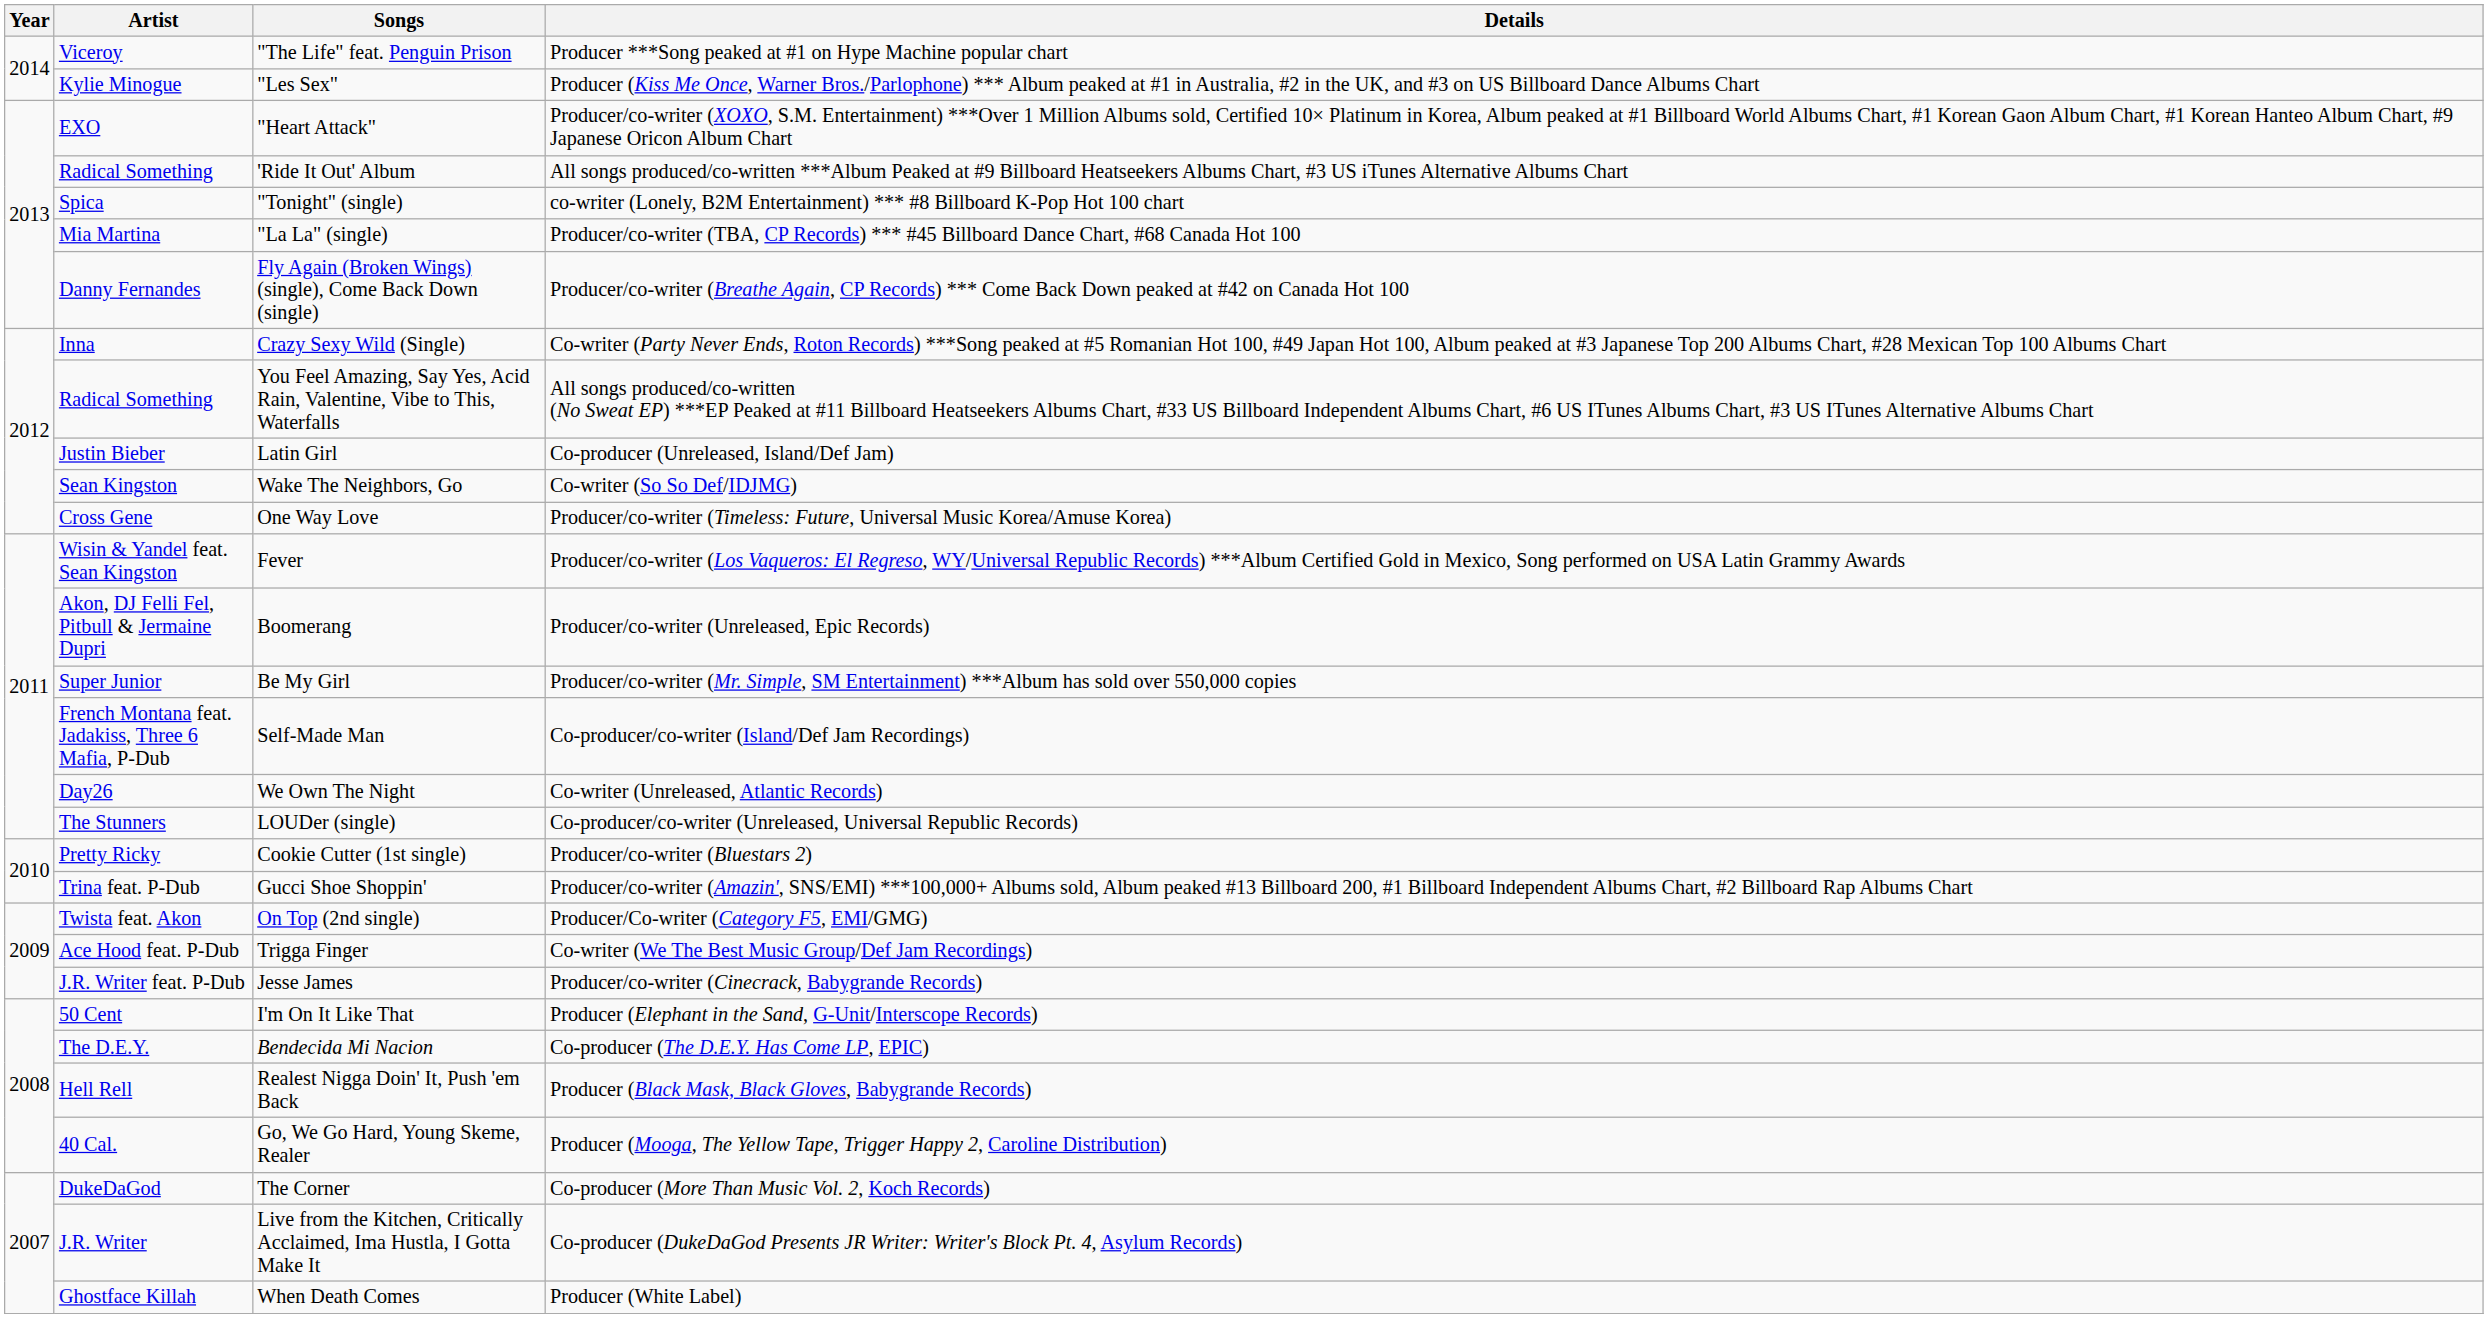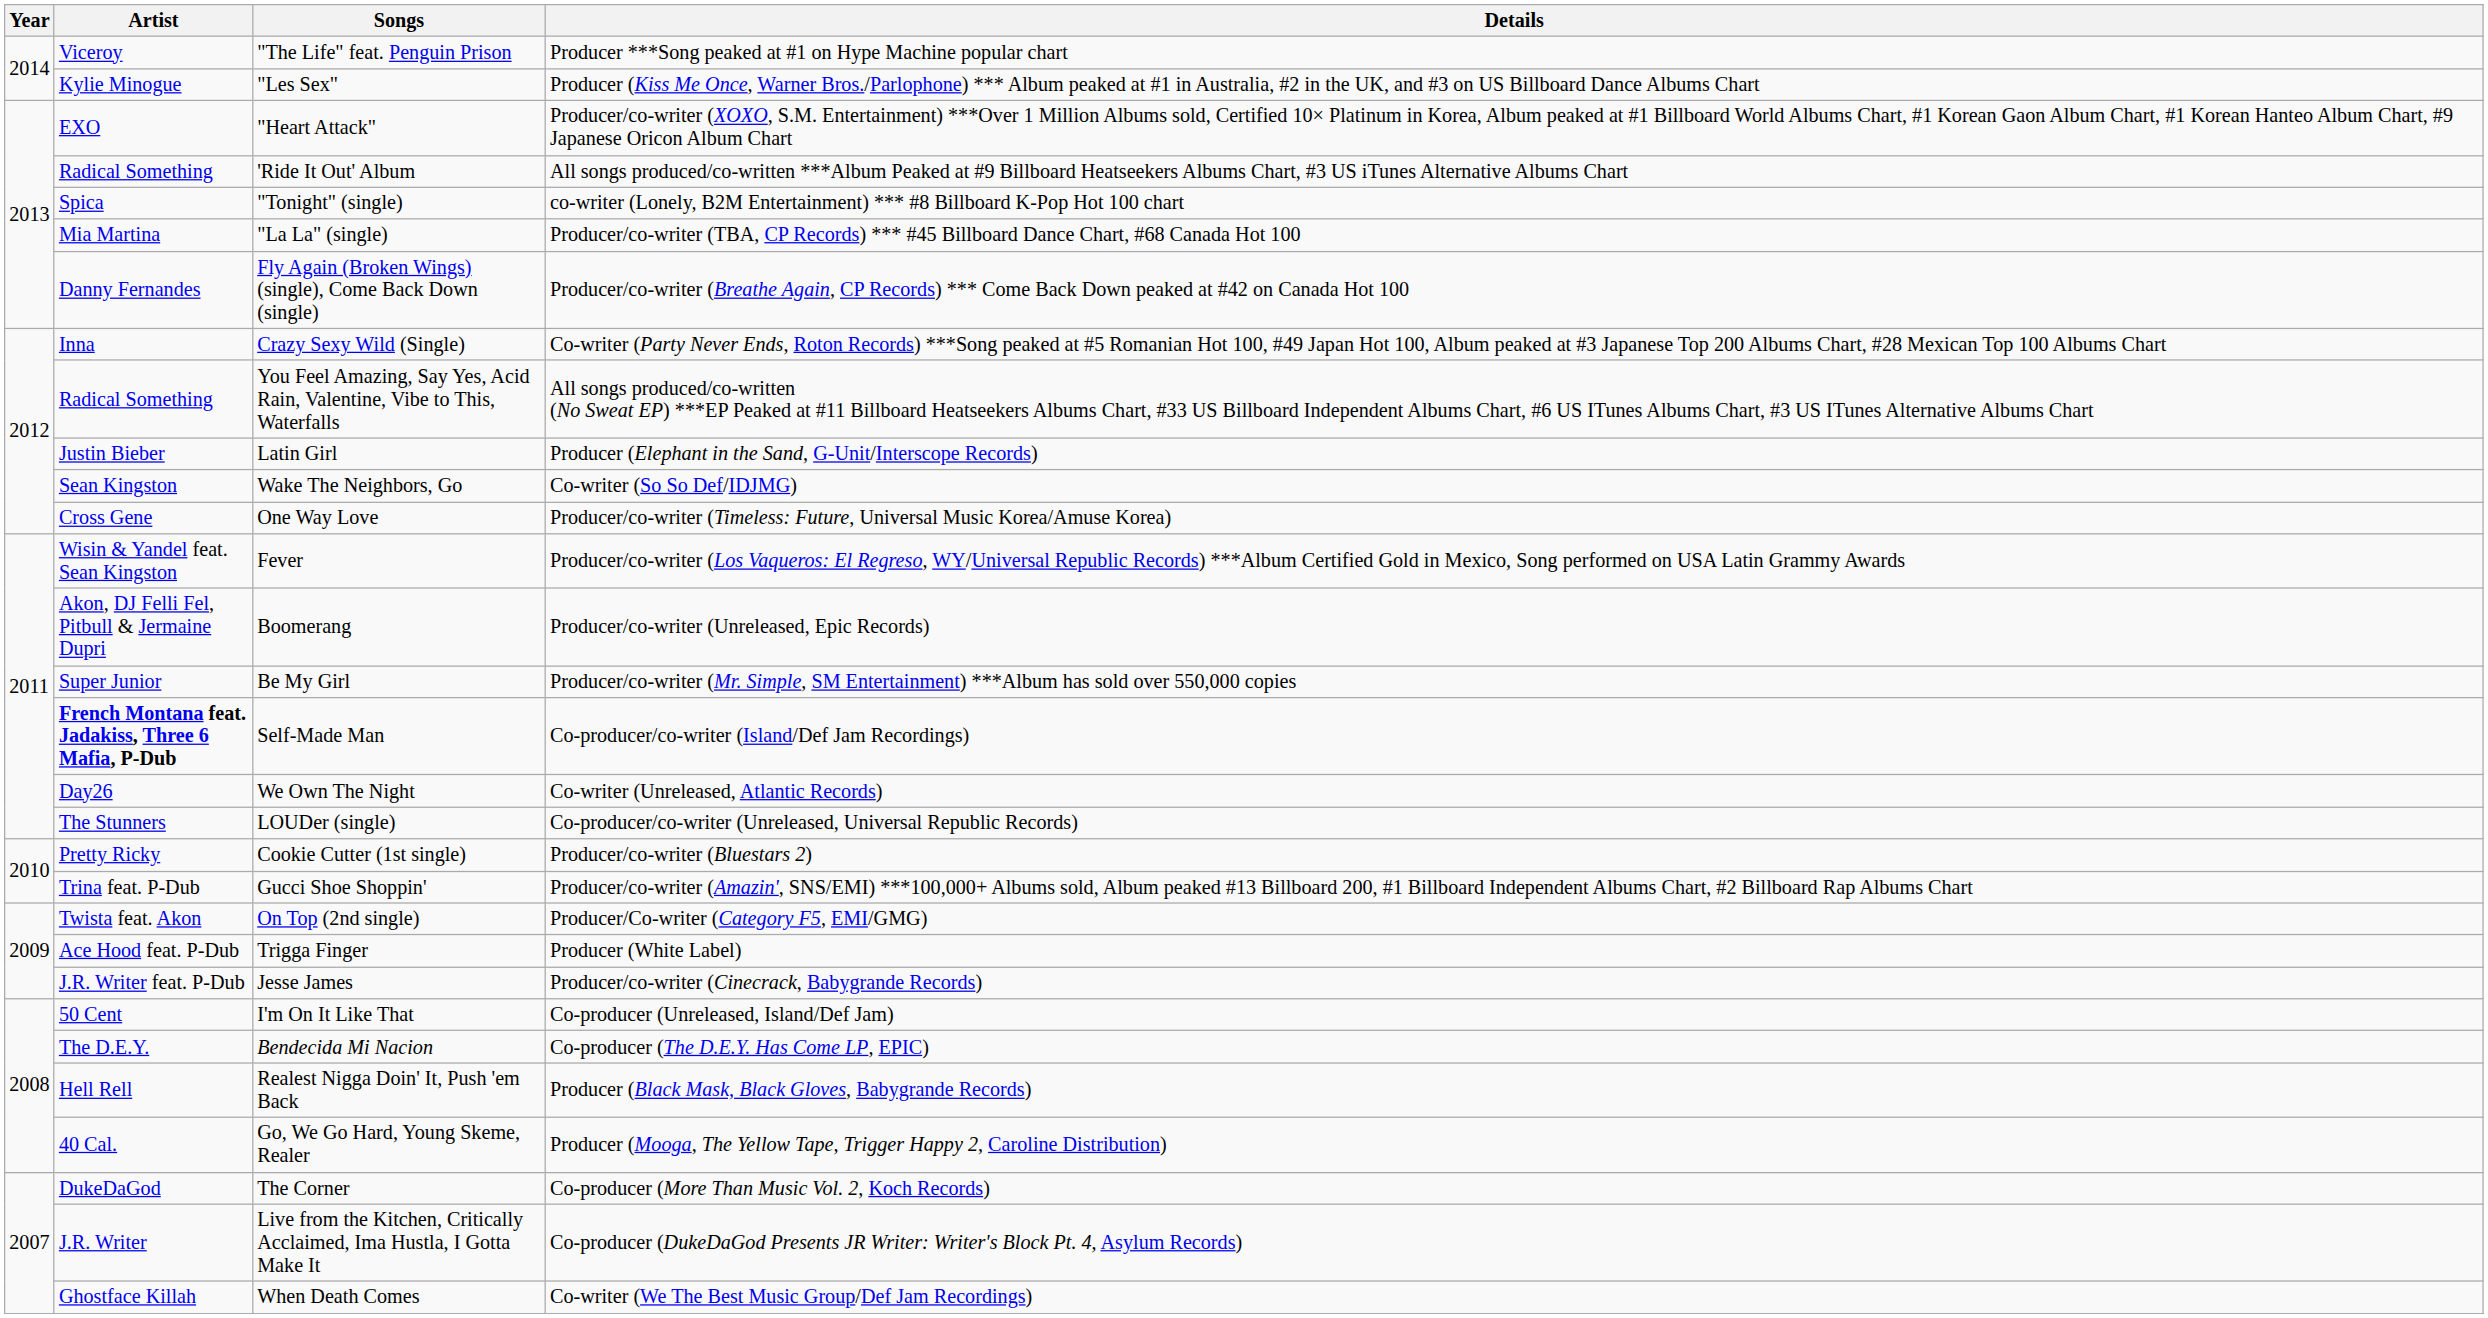(722, 453) Co-producer (Unreleased, Island/Def Jam) -> (794, 453) Producer (Elephant in the Sand, G-Unit/Interscope Records)
(145, 736) normal -> (152, 736) bold
(791, 950) Co-writer (We The Best Music Group/Def Jam Recordings) -> (646, 950) Producer (White Label)
(794, 1014) Producer (Elephant in the Sand, G-Unit/Interscope Records) -> (722, 1014) Co-producer (Unreleased, Island/Def Jam)
(646, 1297) Producer (White Label) -> (791, 1297) Co-writer (We The Best Music Group/Def Jam Recordings)
